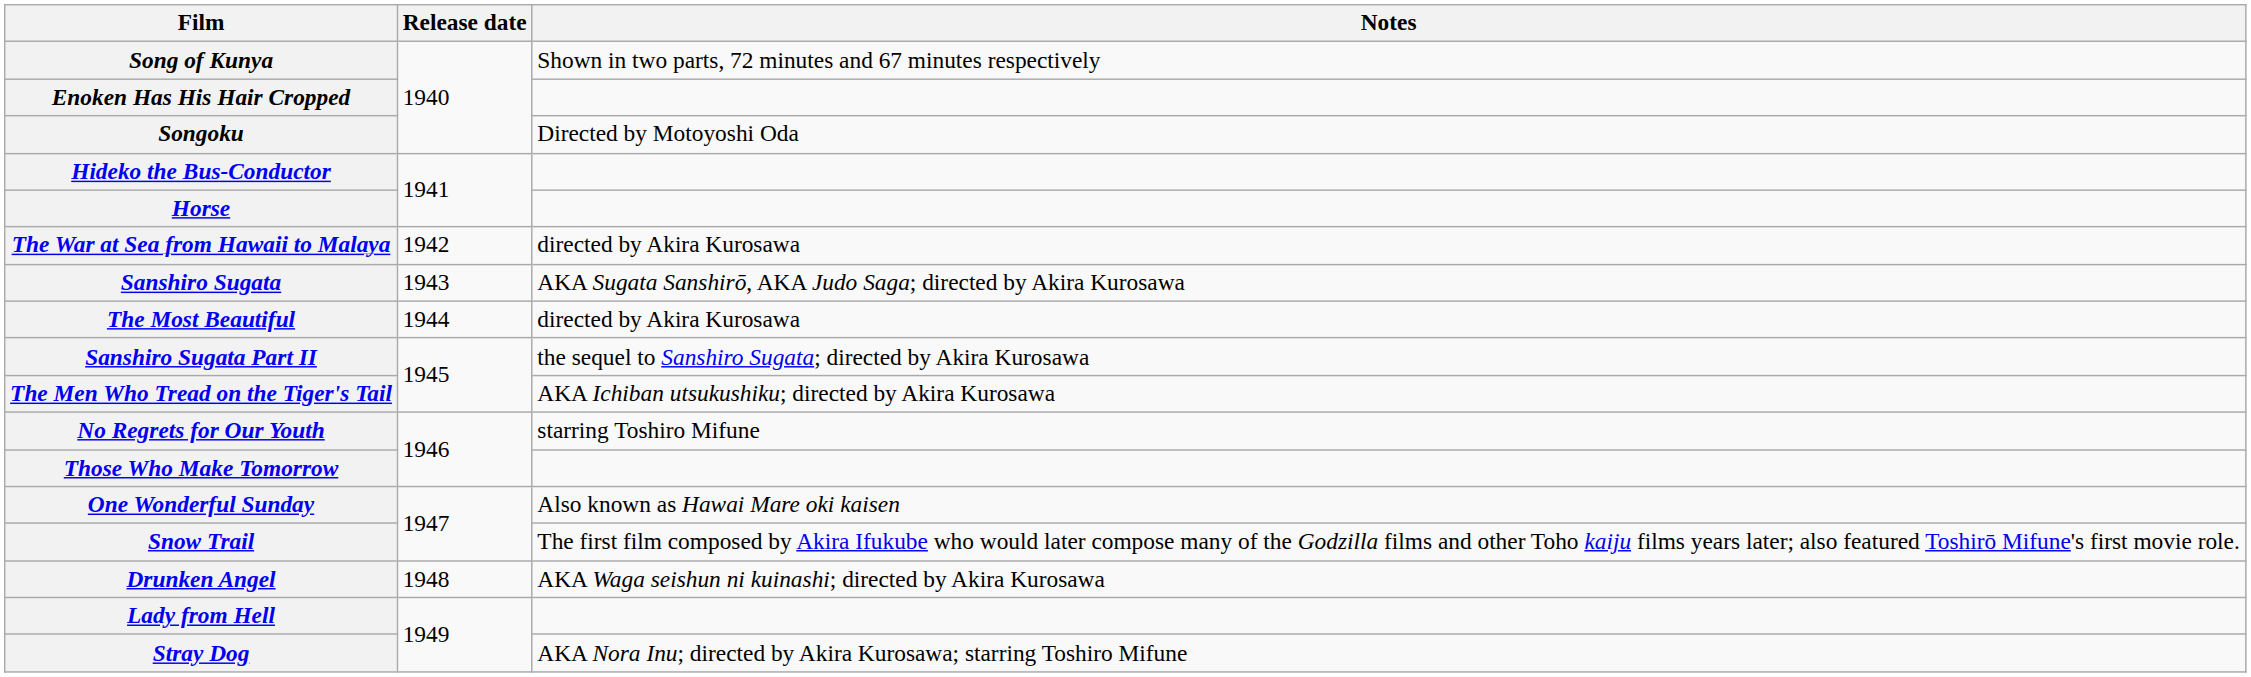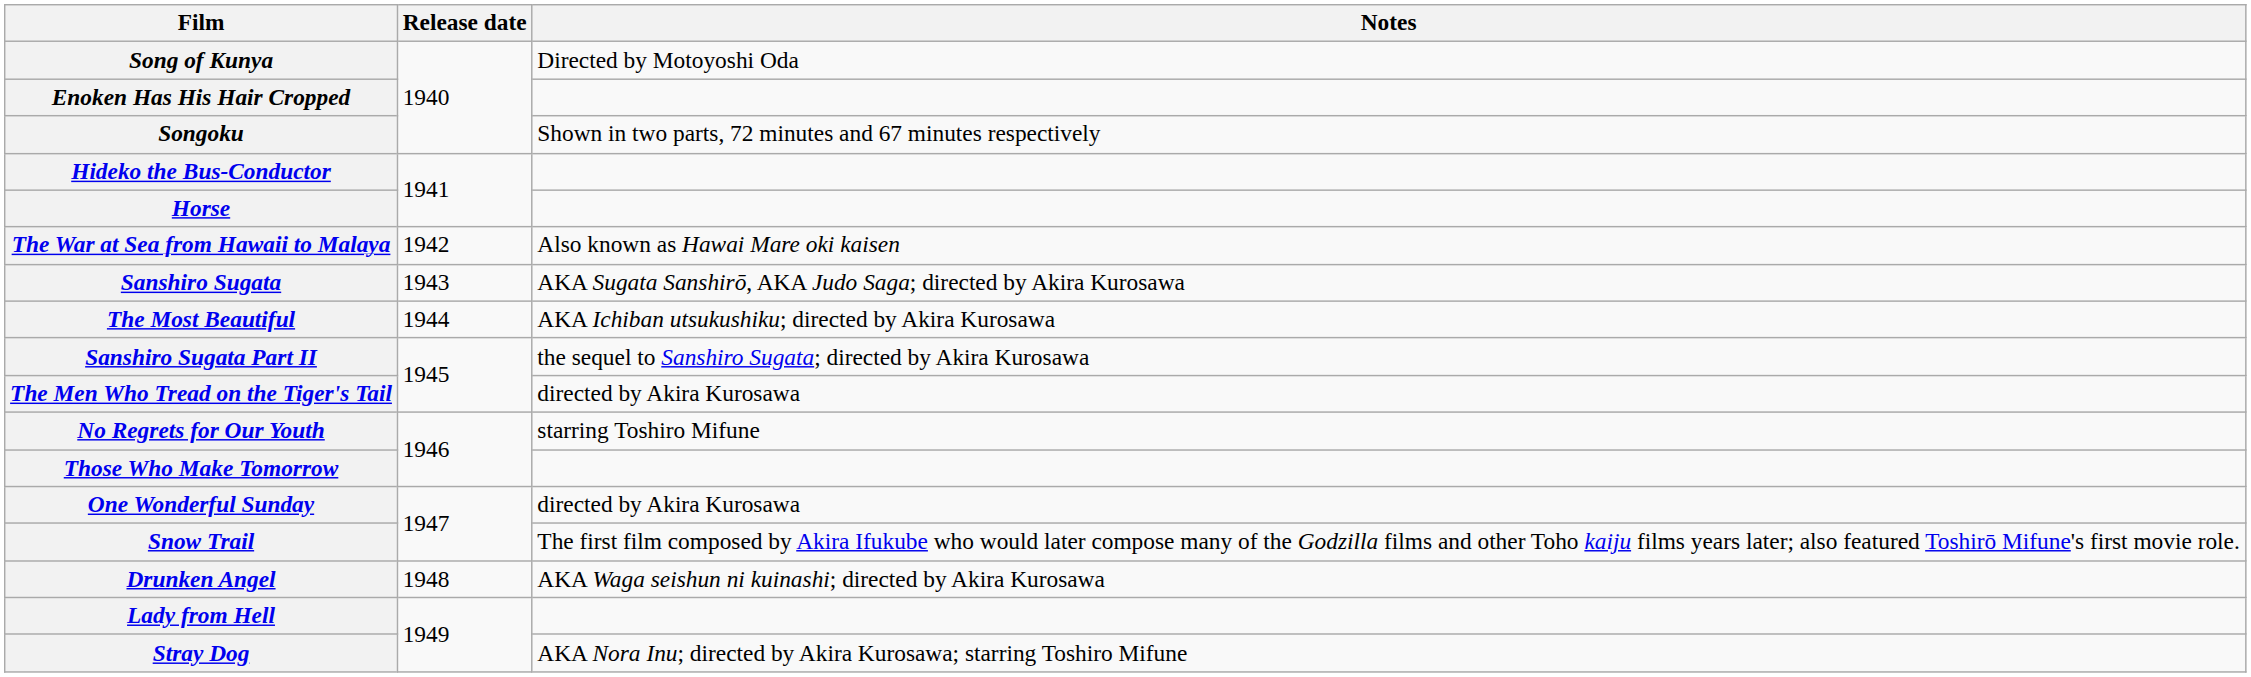(819, 60) Shown in two parts, 72 minutes and 67 minutes respectively -> (668, 60) Directed by Motoyoshi Oda
(668, 134) Directed by Motoyoshi Oda -> (819, 134) Shown in two parts, 72 minutes and 67 minutes respectively
(669, 245) directed by Akira Kurosawa -> (719, 245) Also known as Hawai Mare oki kaisen
(669, 319) directed by Akira Kurosawa -> (796, 319) AKA Ichiban utsukushiku; directed by Akira Kurosawa
(796, 393) AKA Ichiban utsukushiku; directed by Akira Kurosawa -> (669, 393) directed by Akira Kurosawa
(719, 504) Also known as Hawai Mare oki kaisen -> (669, 504) directed by Akira Kurosawa
